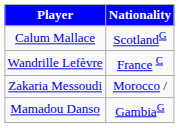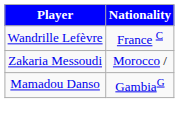- row: (55, 38)
